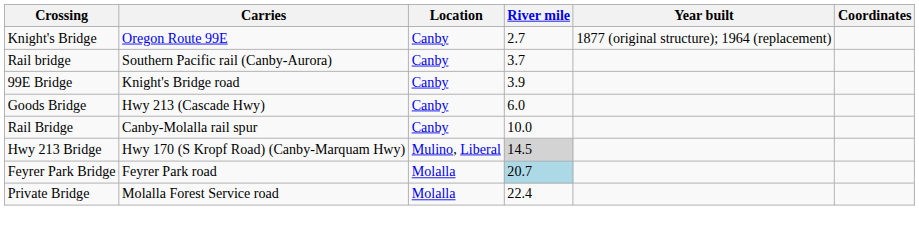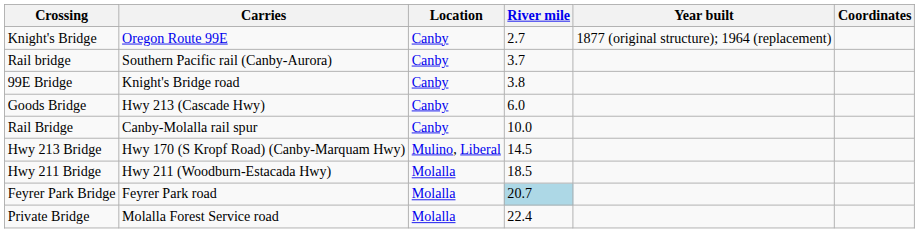(516, 82) 3.9 -> (516, 82) 3.8
(520, 149) lightgrey background -> (520, 149) no background
+ row: (54, 171)
